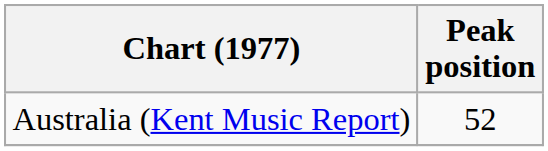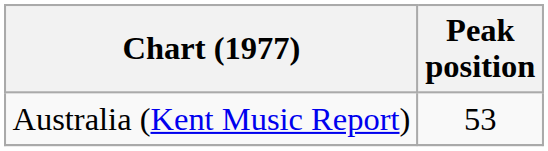(480, 118) 52 -> (480, 118) 53
